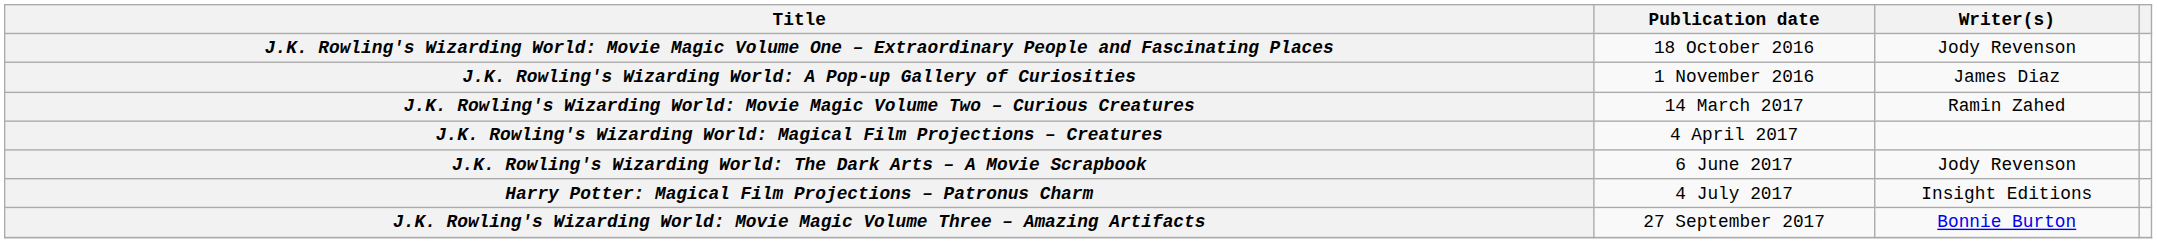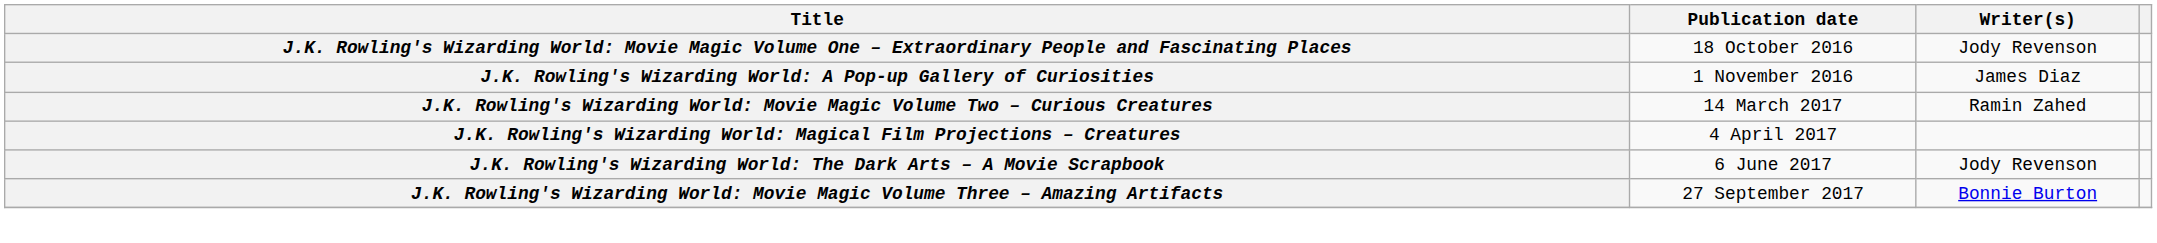- row: (799, 193)
